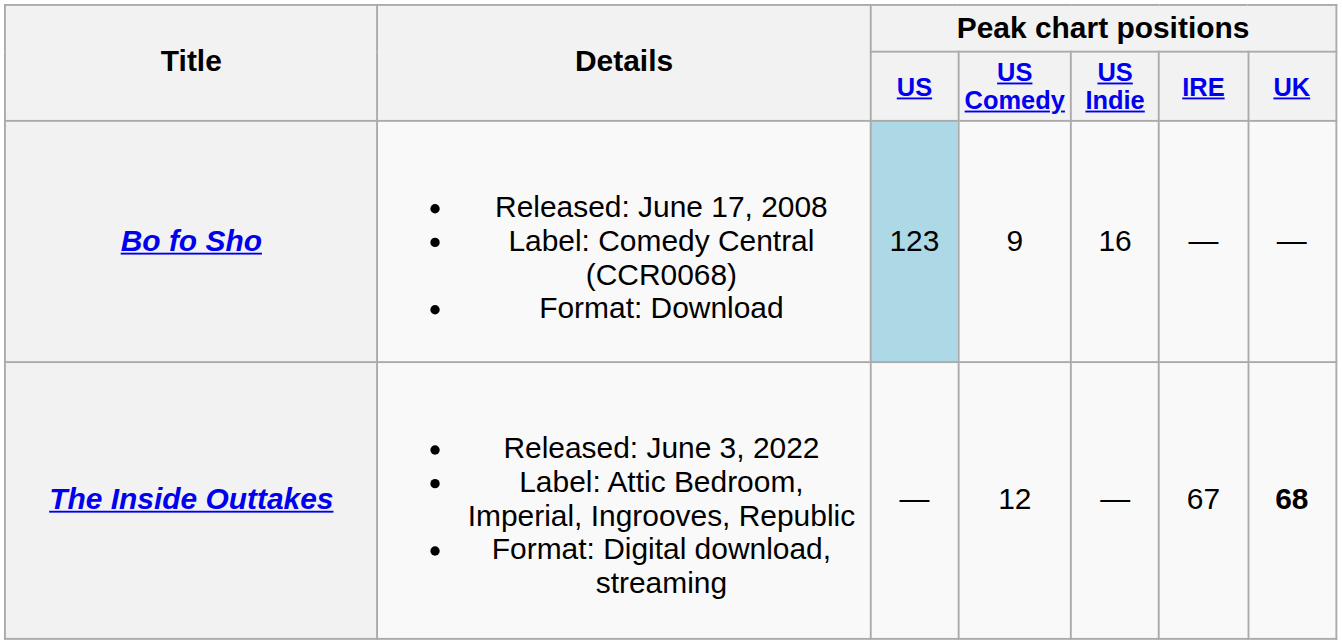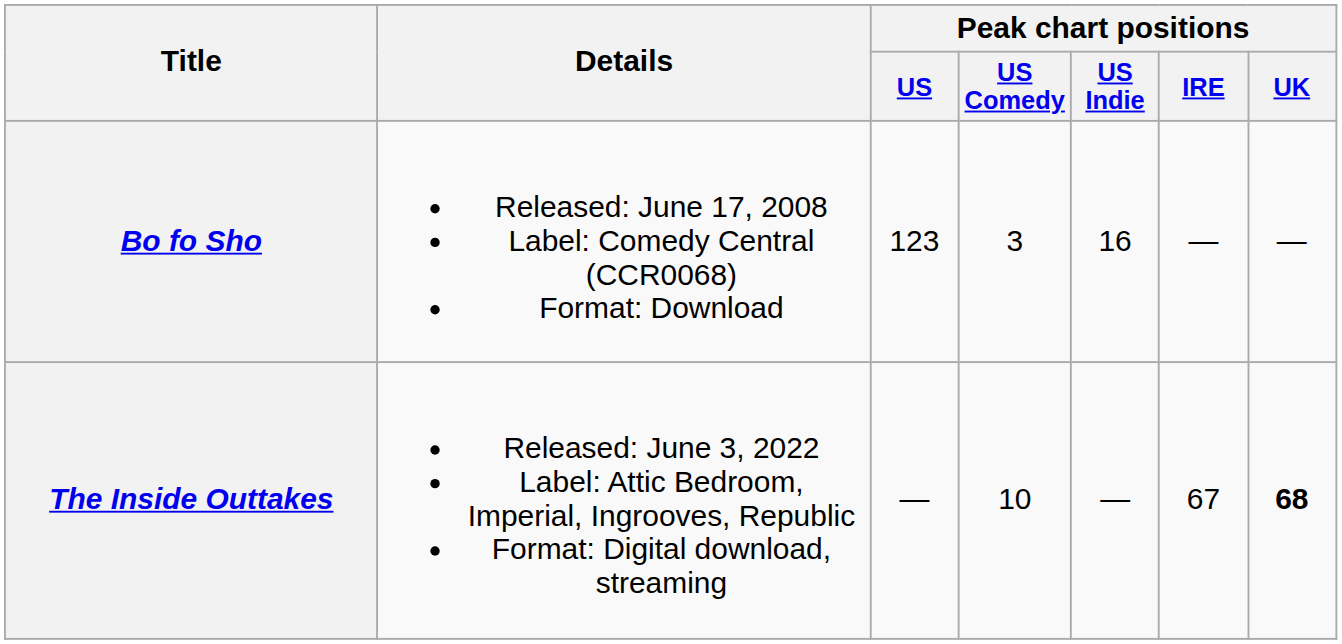(914, 241) lightblue background -> (914, 241) no background
(1015, 241) 9 -> (1015, 241) 3
(1015, 499) 12 -> (1015, 499) 10
